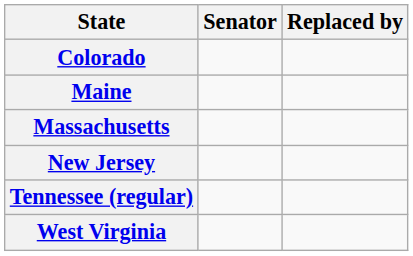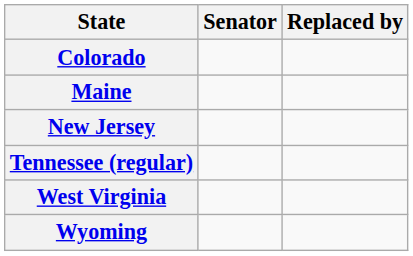- row: (101, 127)
+ row: (101, 232)
